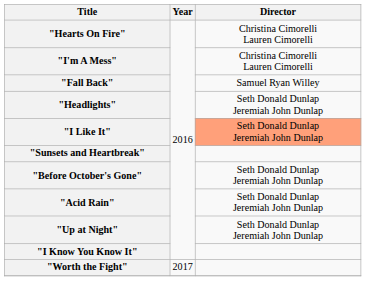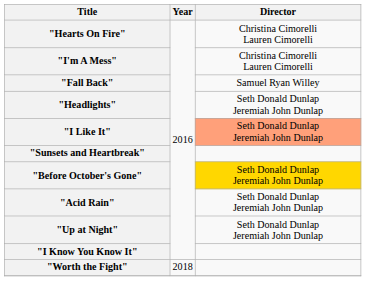(278, 175) no background -> (278, 175) gold background
(183, 267) 2017 -> (183, 267) 2018
